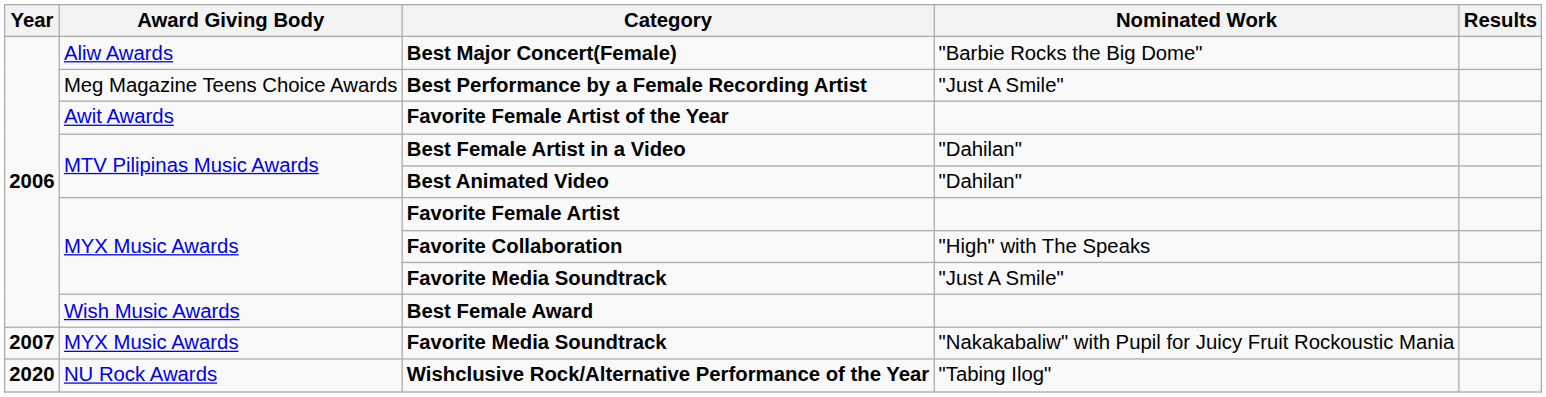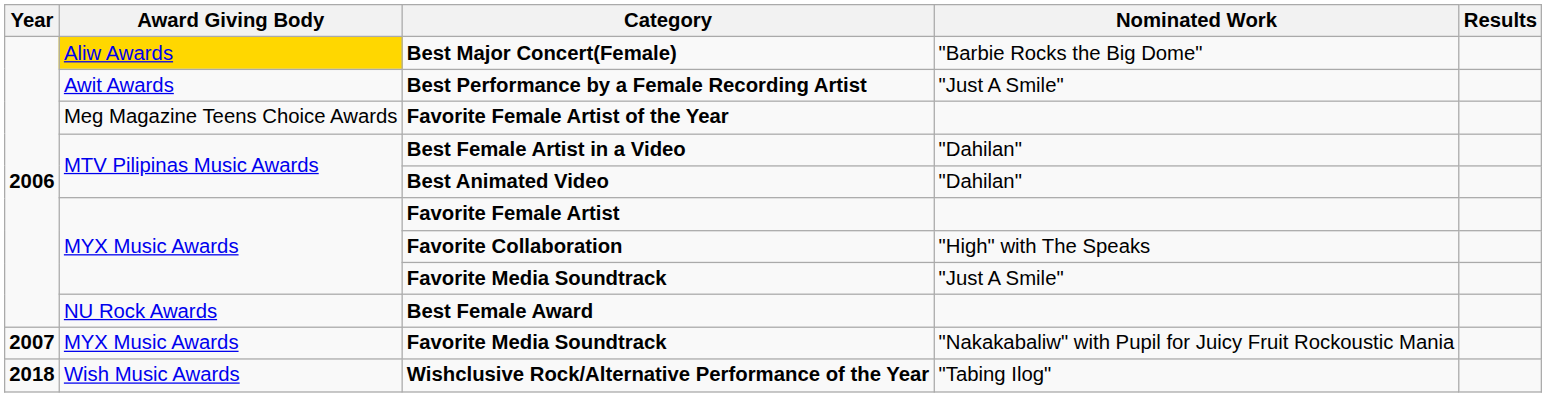(118, 52) no background -> (118, 52) gold background
(231, 85) Meg Magazine Teens Choice Awards -> (119, 85) Awit Awards
(119, 117) Awit Awards -> (231, 117) Meg Magazine Teens Choice Awards
(152, 310) Wish Music Awards -> (140, 310) NU Rock Awards
(32, 375) 2020 -> (32, 375) 2018
(140, 375) NU Rock Awards -> (152, 375) Wish Music Awards
